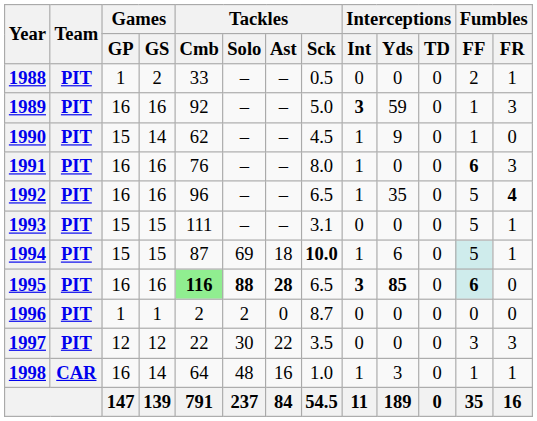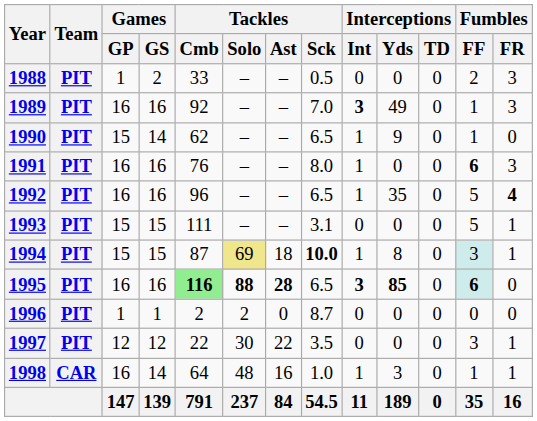(512, 78) 1 -> (512, 78) 3
(321, 107) 5.0 -> (321, 107) 7.0
(398, 107) 59 -> (398, 107) 49
(321, 136) 4.5 -> (321, 136) 6.5
(244, 254) no background -> (244, 254) khaki background
(398, 254) 6 -> (398, 254) 8
(474, 254) 5 -> (474, 254) 3
(512, 343) 3 -> (512, 343) 1
